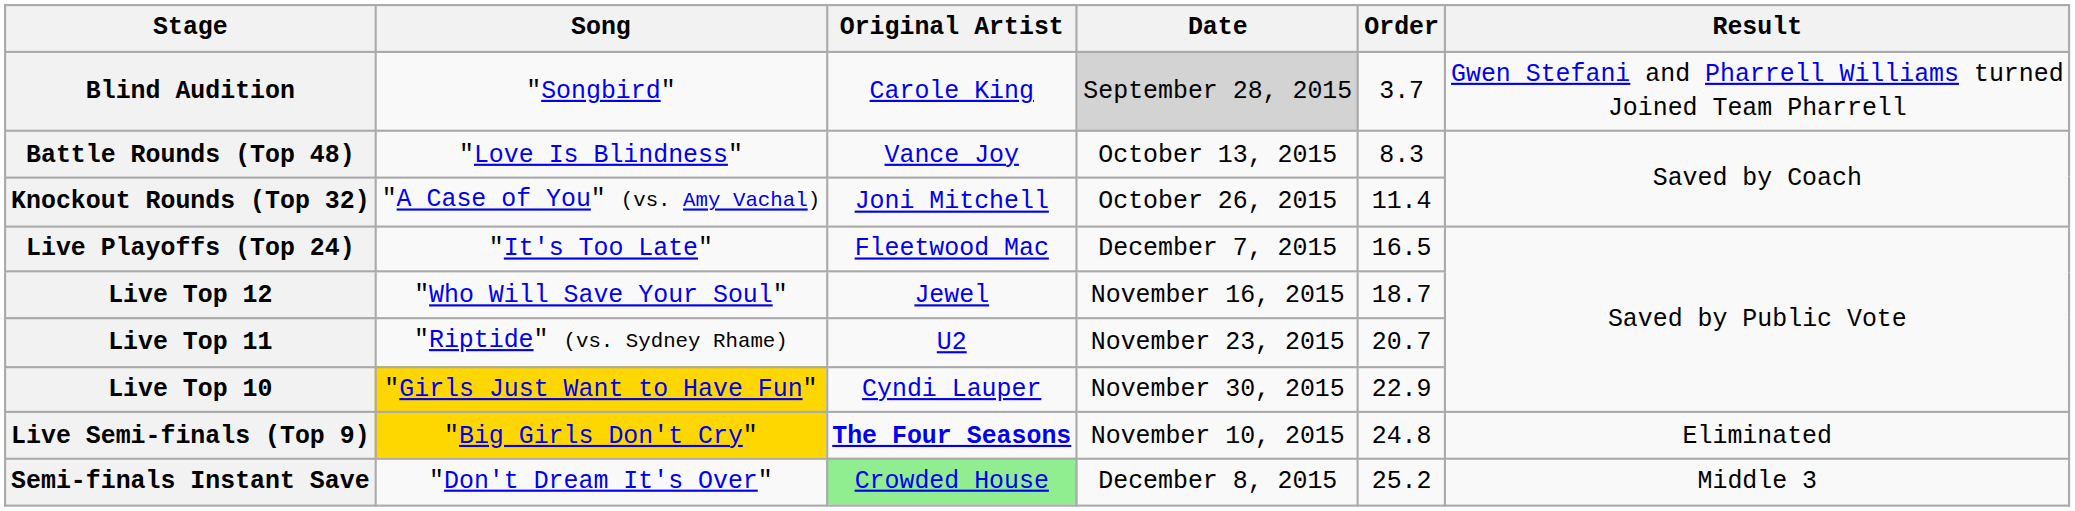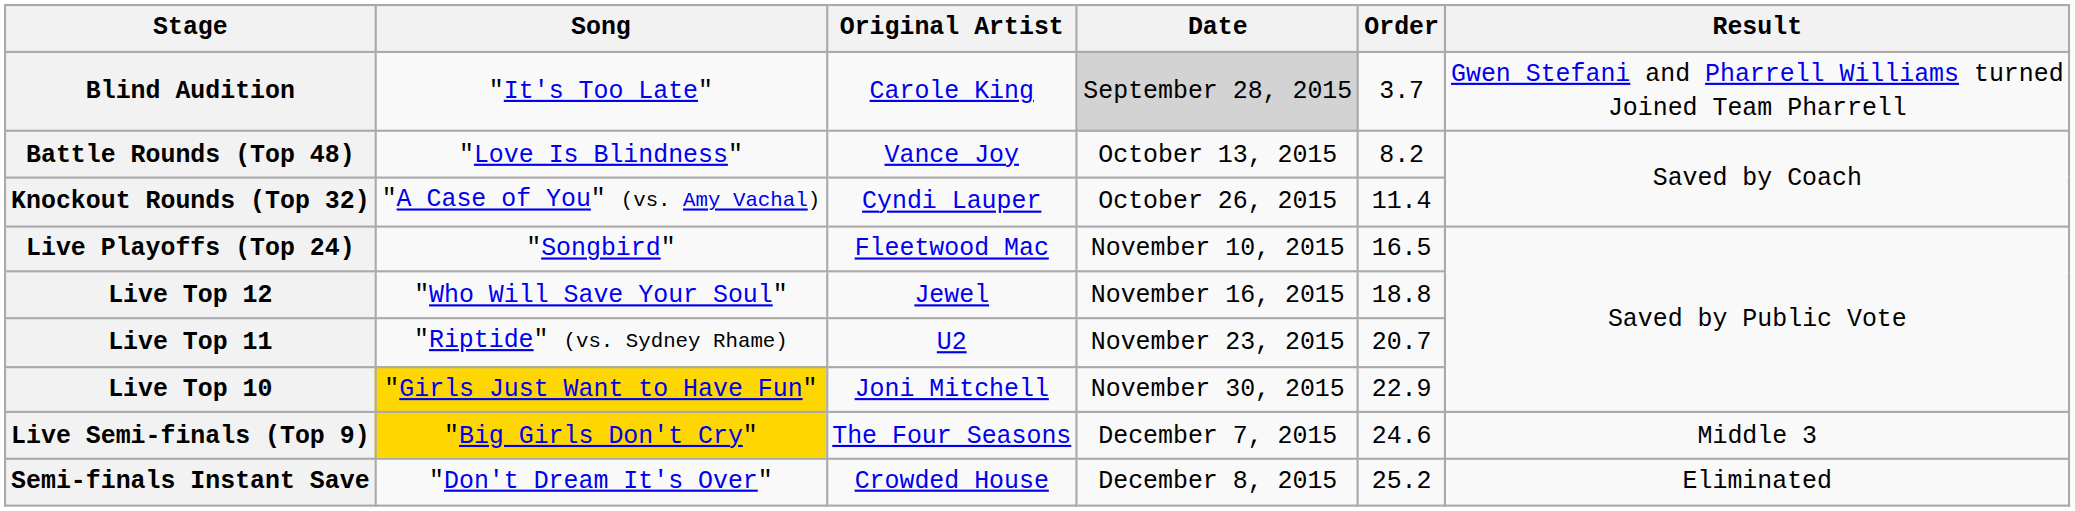(601, 91) "Songbird" -> (601, 91) "It's Too Late"
(1402, 154) 8.3 -> (1402, 154) 8.2
(952, 201) Joni Mitchell -> (952, 201) Cyndi Lauper
(601, 249) "It's Too Late" -> (601, 249) "Songbird"
(1218, 249) December 7, 2015 -> (1218, 249) November 10, 2015
(1402, 295) 18.7 -> (1402, 295) 18.8
(952, 389) Cyndi Lauper -> (952, 389) Joni Mitchell
(952, 435) bold -> (952, 435) normal
(1218, 435) November 10, 2015 -> (1218, 435) December 7, 2015
(1402, 435) 24.8 -> (1402, 435) 24.6
(1757, 435) Eliminated -> (1757, 435) Middle 3
(952, 481) lightgreen background -> (952, 481) no background
(1757, 481) Middle 3 -> (1757, 481) Eliminated
